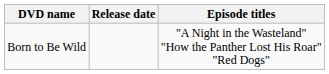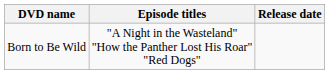columns swapped: (241, 14) <-> (123, 14)
